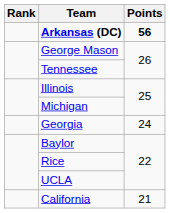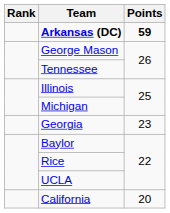(145, 32) 56 -> (145, 32) 59
(145, 124) 24 -> (145, 124) 23
(145, 198) 21 -> (145, 198) 20
